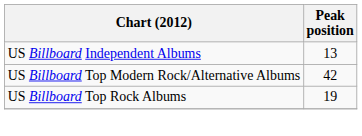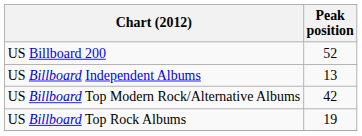+ row: (57, 53)
